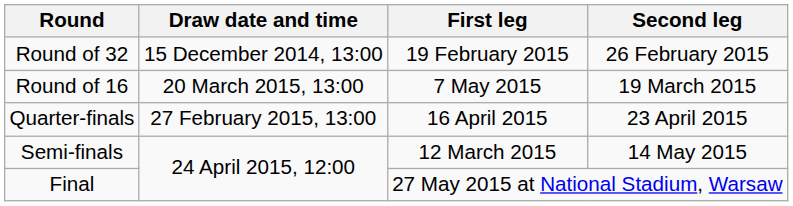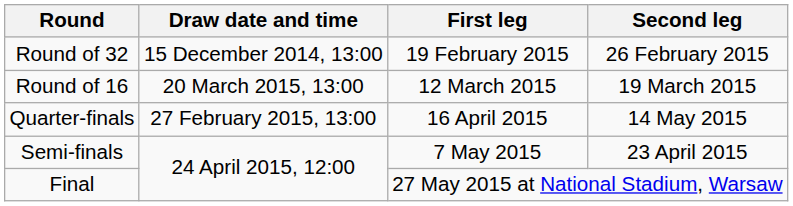(487, 86) 7 May 2015 -> (487, 86) 12 March 2015
(687, 119) 23 April 2015 -> (687, 119) 14 May 2015
(487, 151) 12 March 2015 -> (487, 151) 7 May 2015
(687, 151) 14 May 2015 -> (687, 151) 23 April 2015
